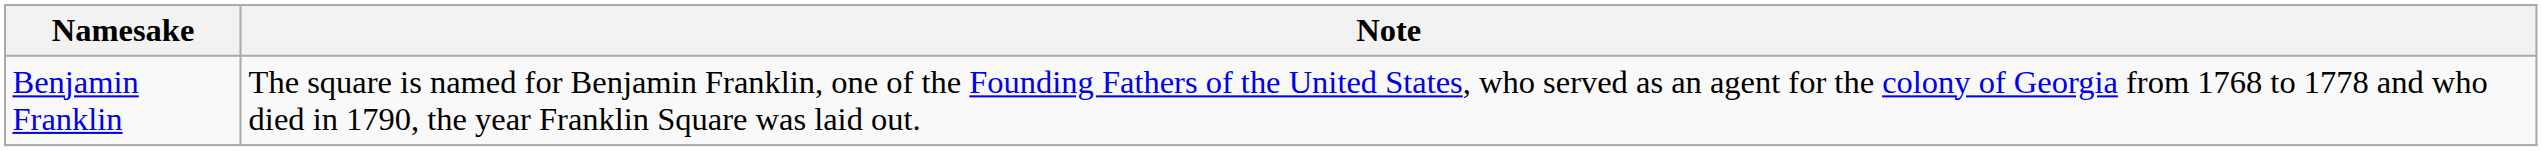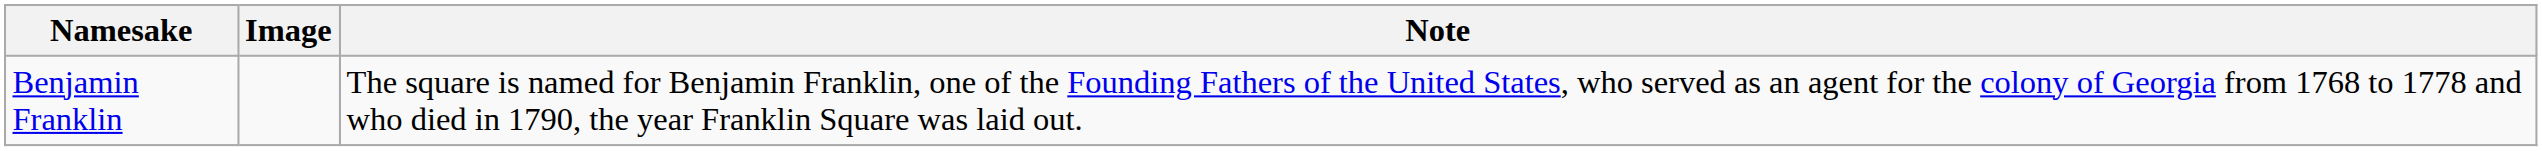+ column: (288, 30)
